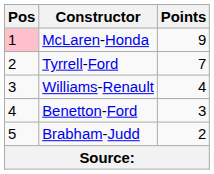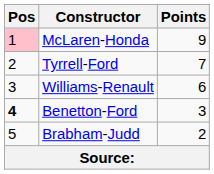(202, 87) 4 -> (202, 87) 6
(12, 111) normal -> (12, 111) bold
